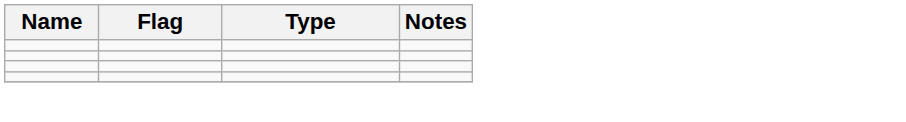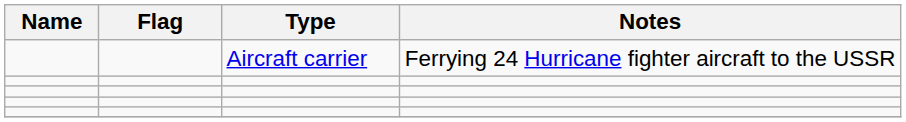+ row: (297, 57)
